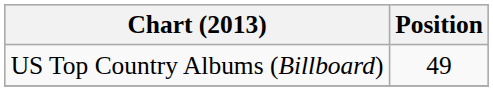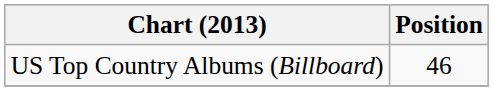(439, 65) 49 -> (439, 65) 46
